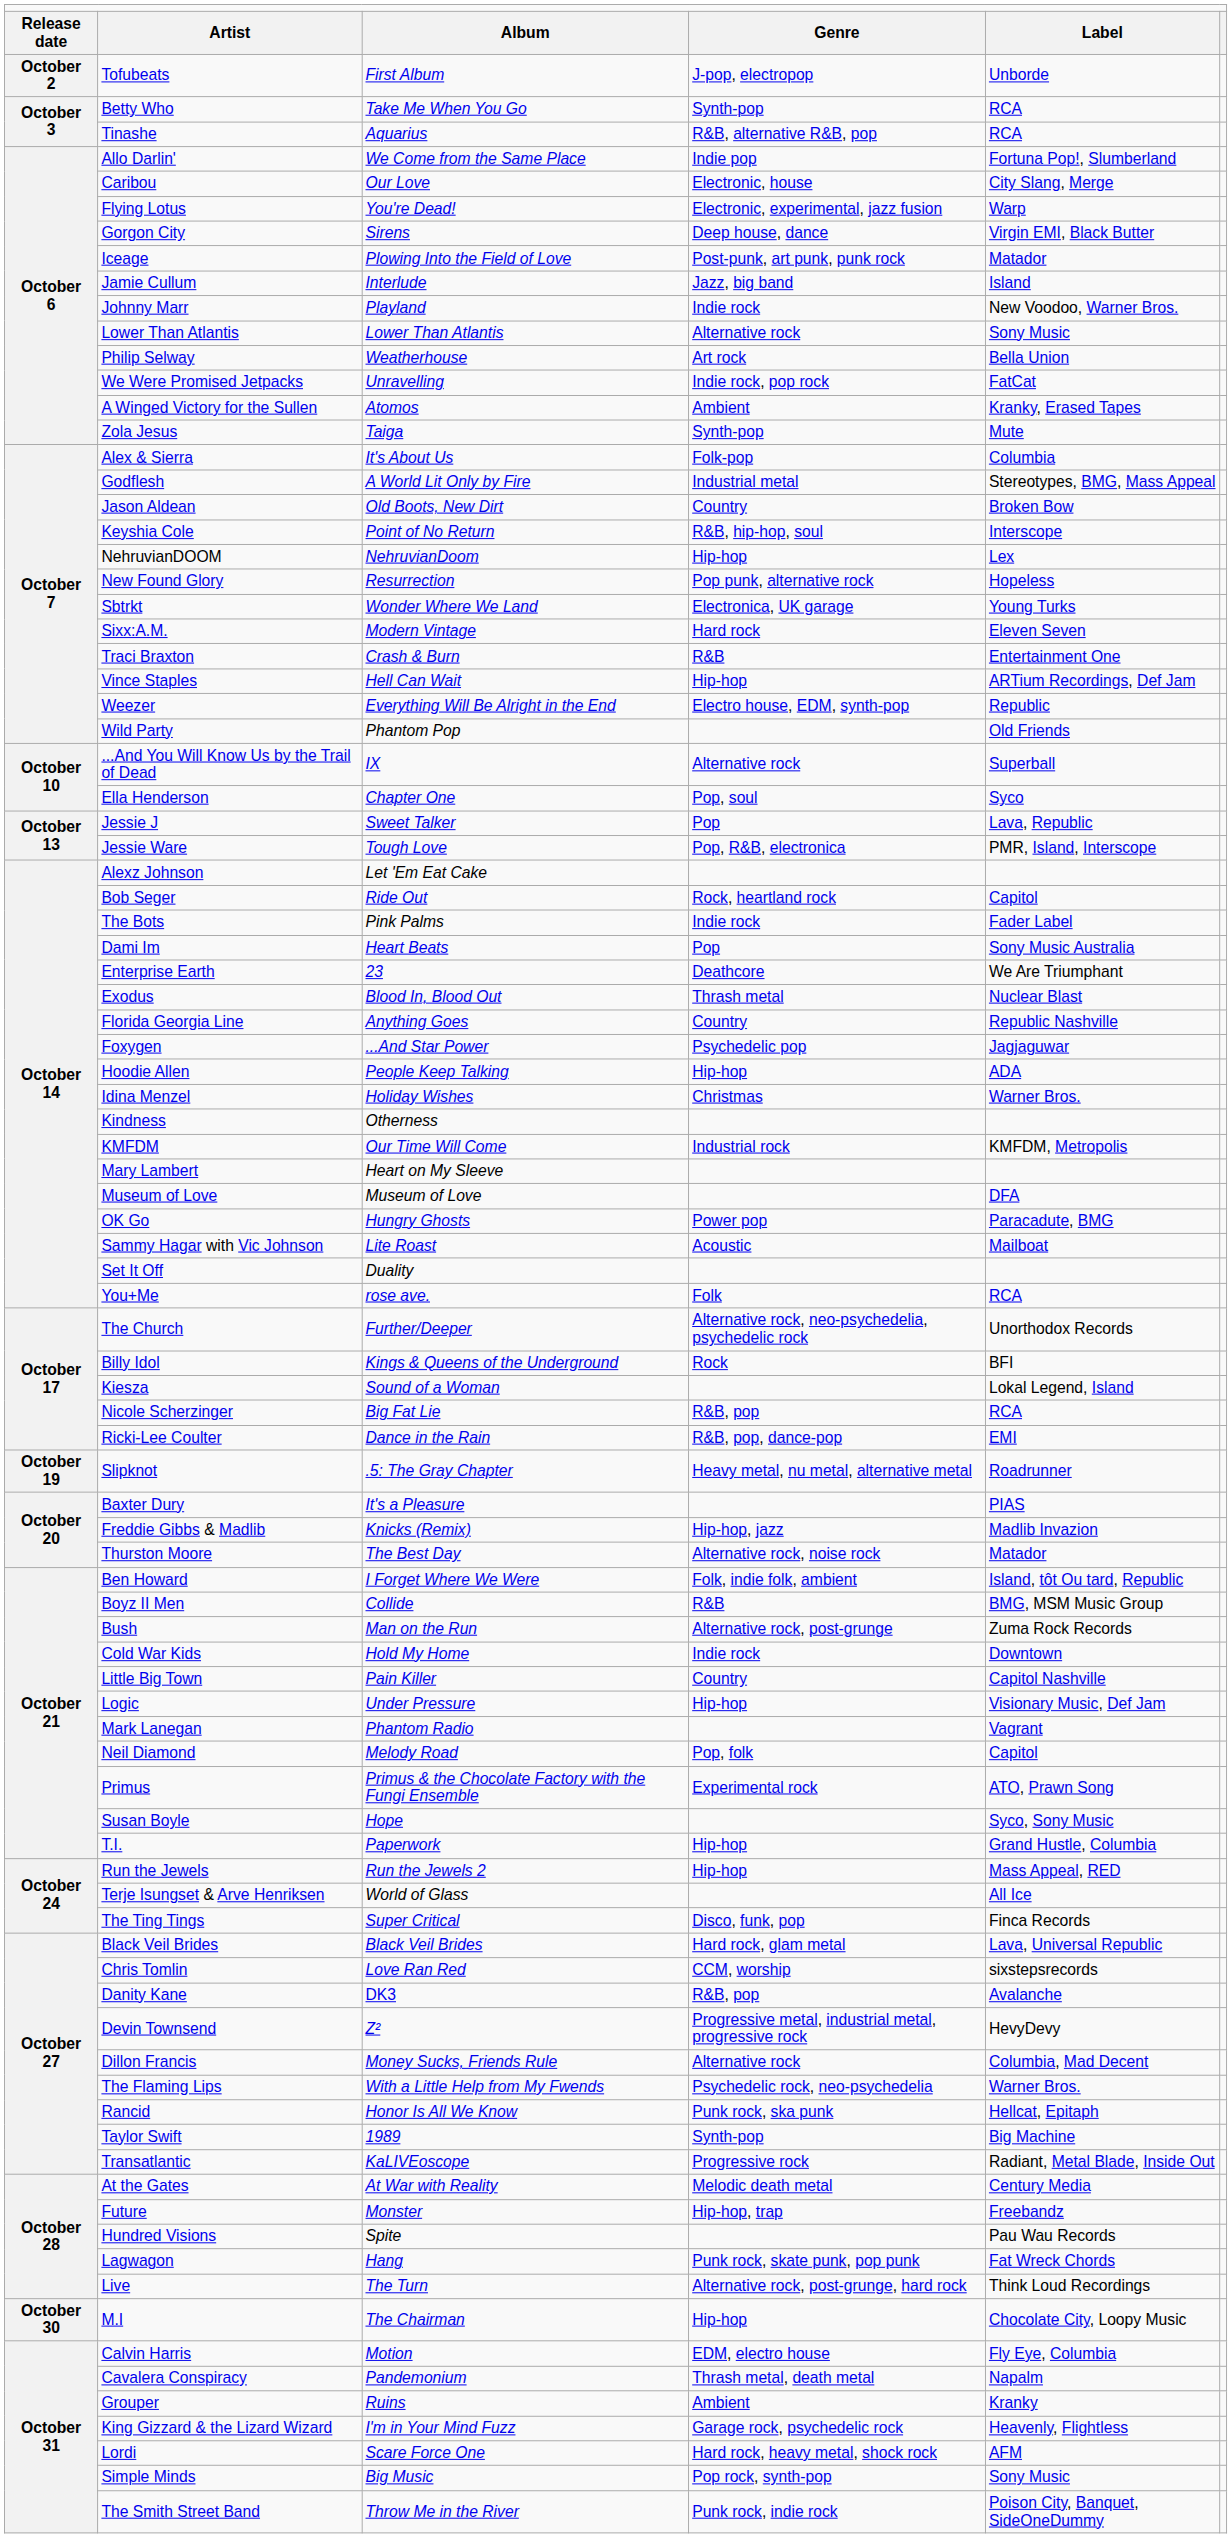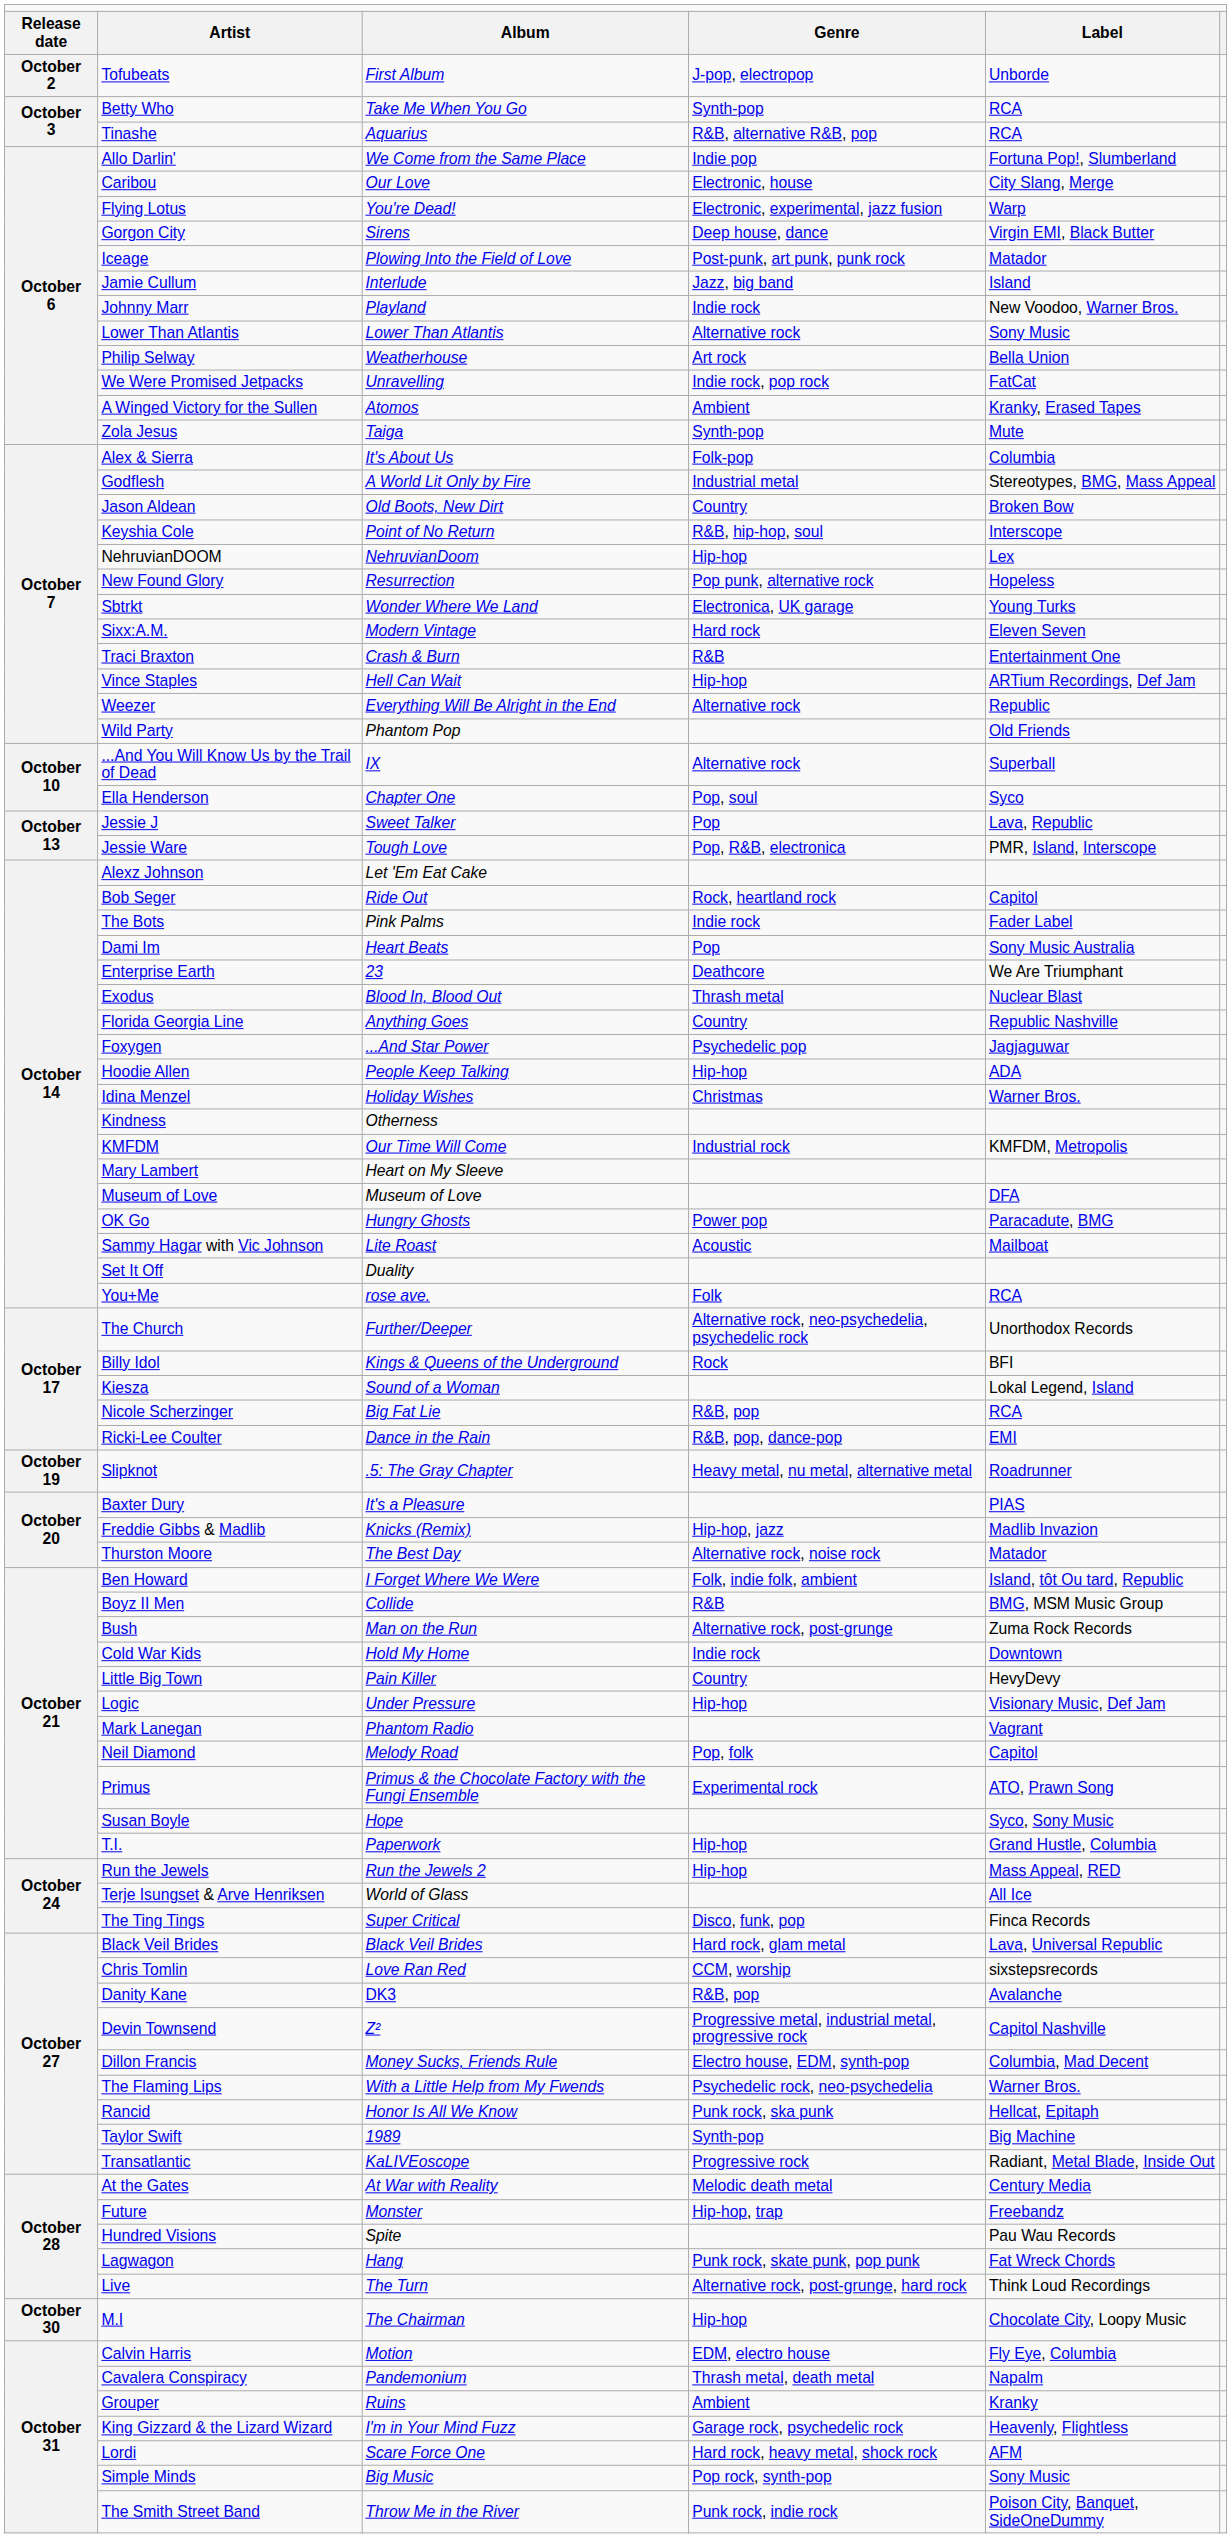(801, 705) Electro house, EDM, synth-pop -> (746, 705) Alternative rock
(1047, 1679) Capitol Nashville -> (1025, 1679) HevyDevy
(1025, 2028) HevyDevy -> (1047, 2028) Capitol Nashville
(746, 2062) Alternative rock -> (801, 2062) Electro house, EDM, synth-pop
